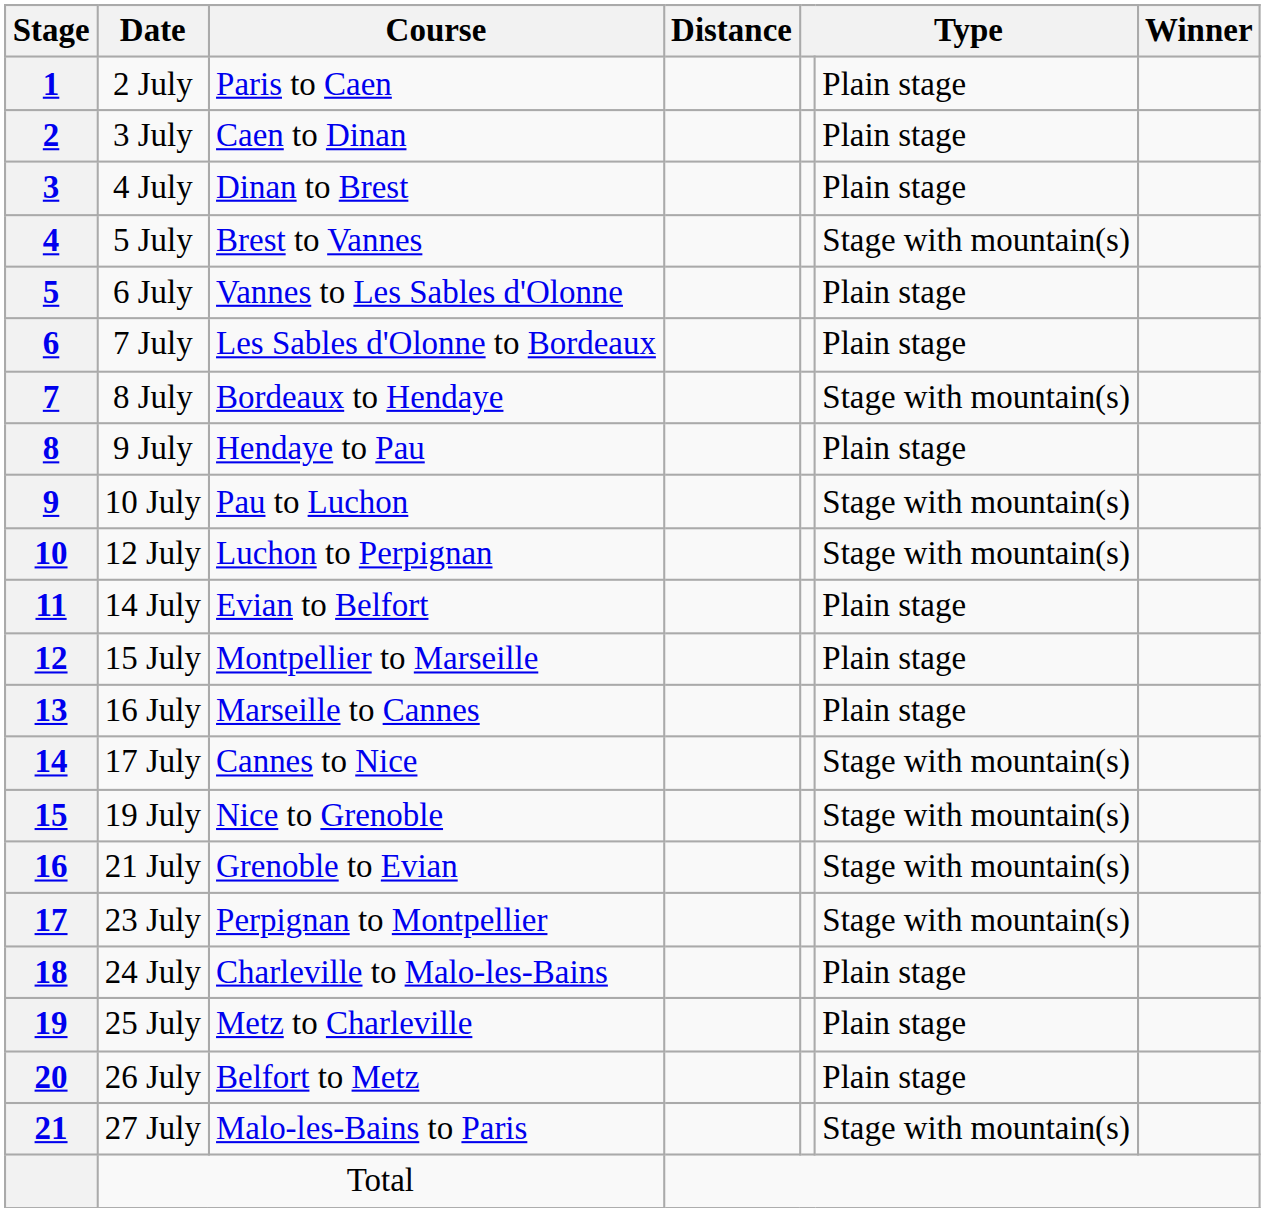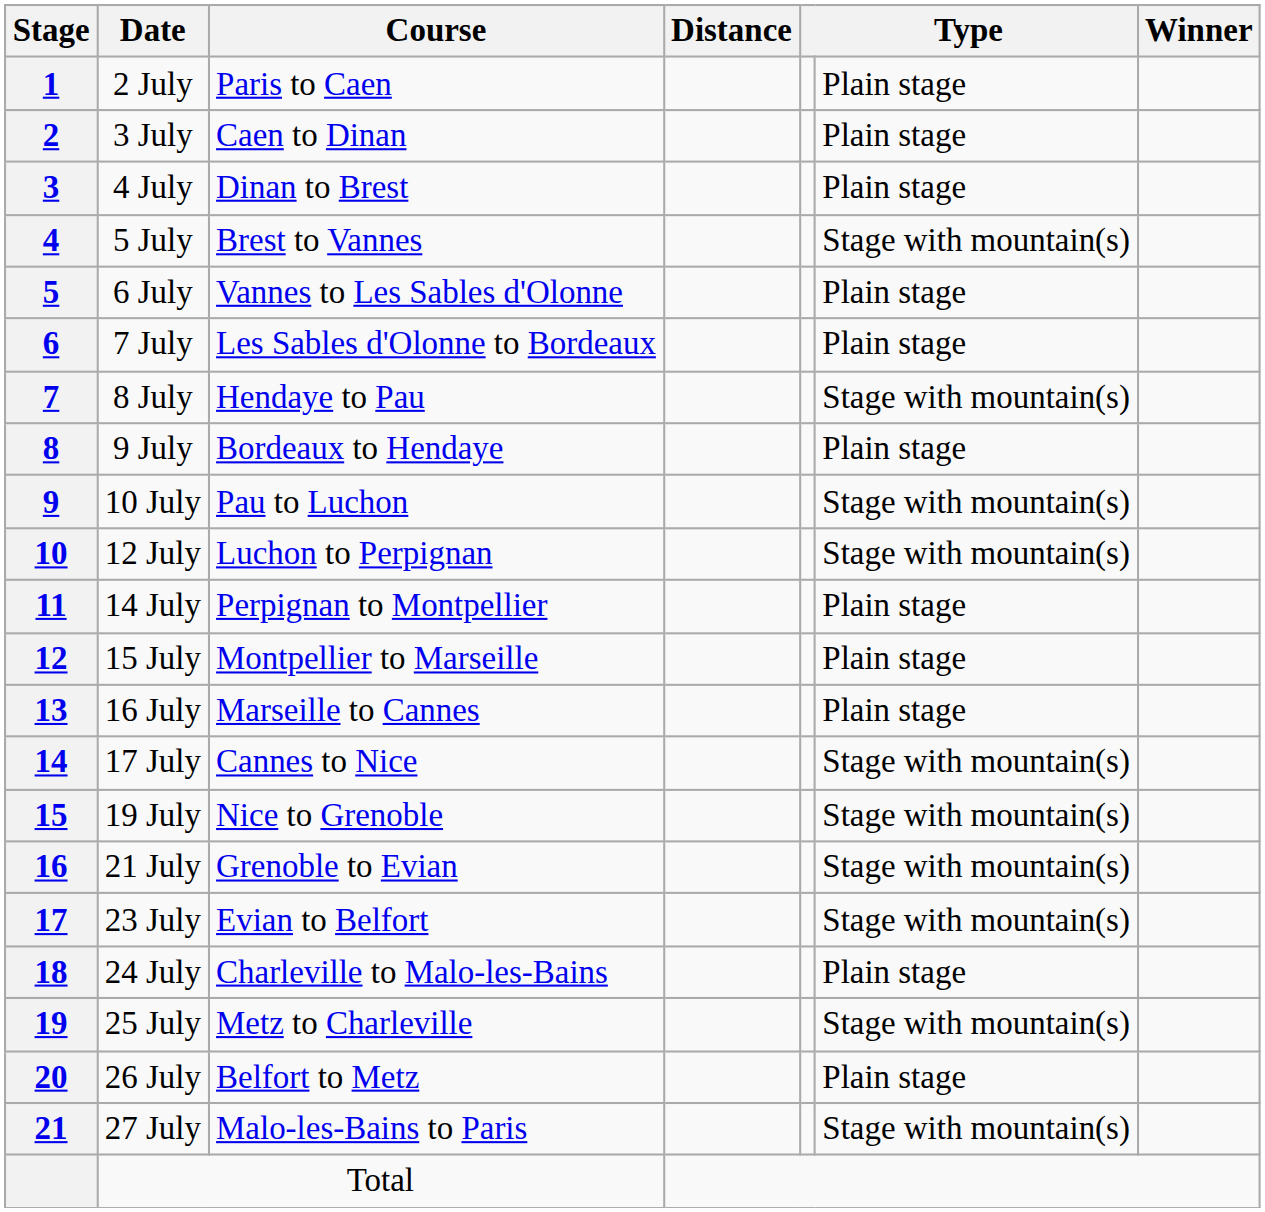(360, 396) Bordeaux to Hendaye -> (320, 396) Hendaye to Pau
(320, 448) Hendaye to Pau -> (360, 448) Bordeaux to Hendaye
(322, 605) Evian to Belfort -> (382, 605) Perpignan to Montpellier
(382, 919) Perpignan to Montpellier -> (322, 919) Evian to Belfort
(894, 1023) Plain stage -> (976, 1023) Stage with mountain(s)
